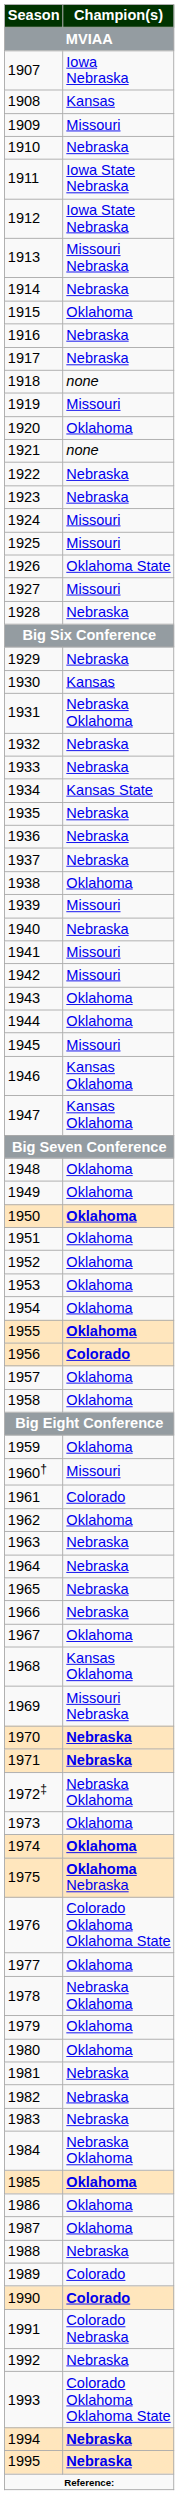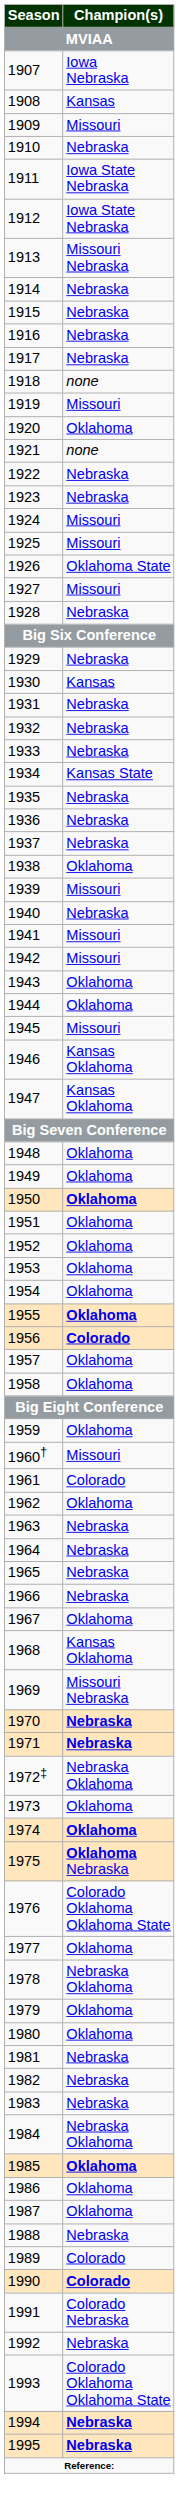(100, 312) Oklahoma -> (97, 312) Nebraska
(100, 713) Nebraska Oklahoma -> (97, 705) Nebraska
